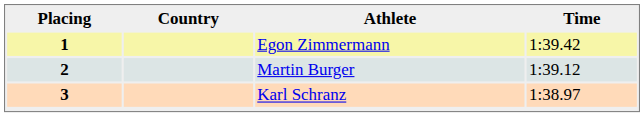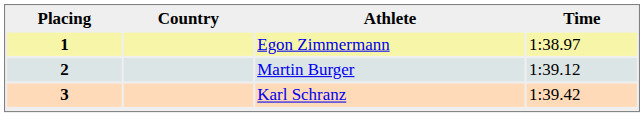(555, 44) 1:39.42 -> (555, 44) 1:38.97
(555, 95) 1:38.97 -> (555, 95) 1:39.42
